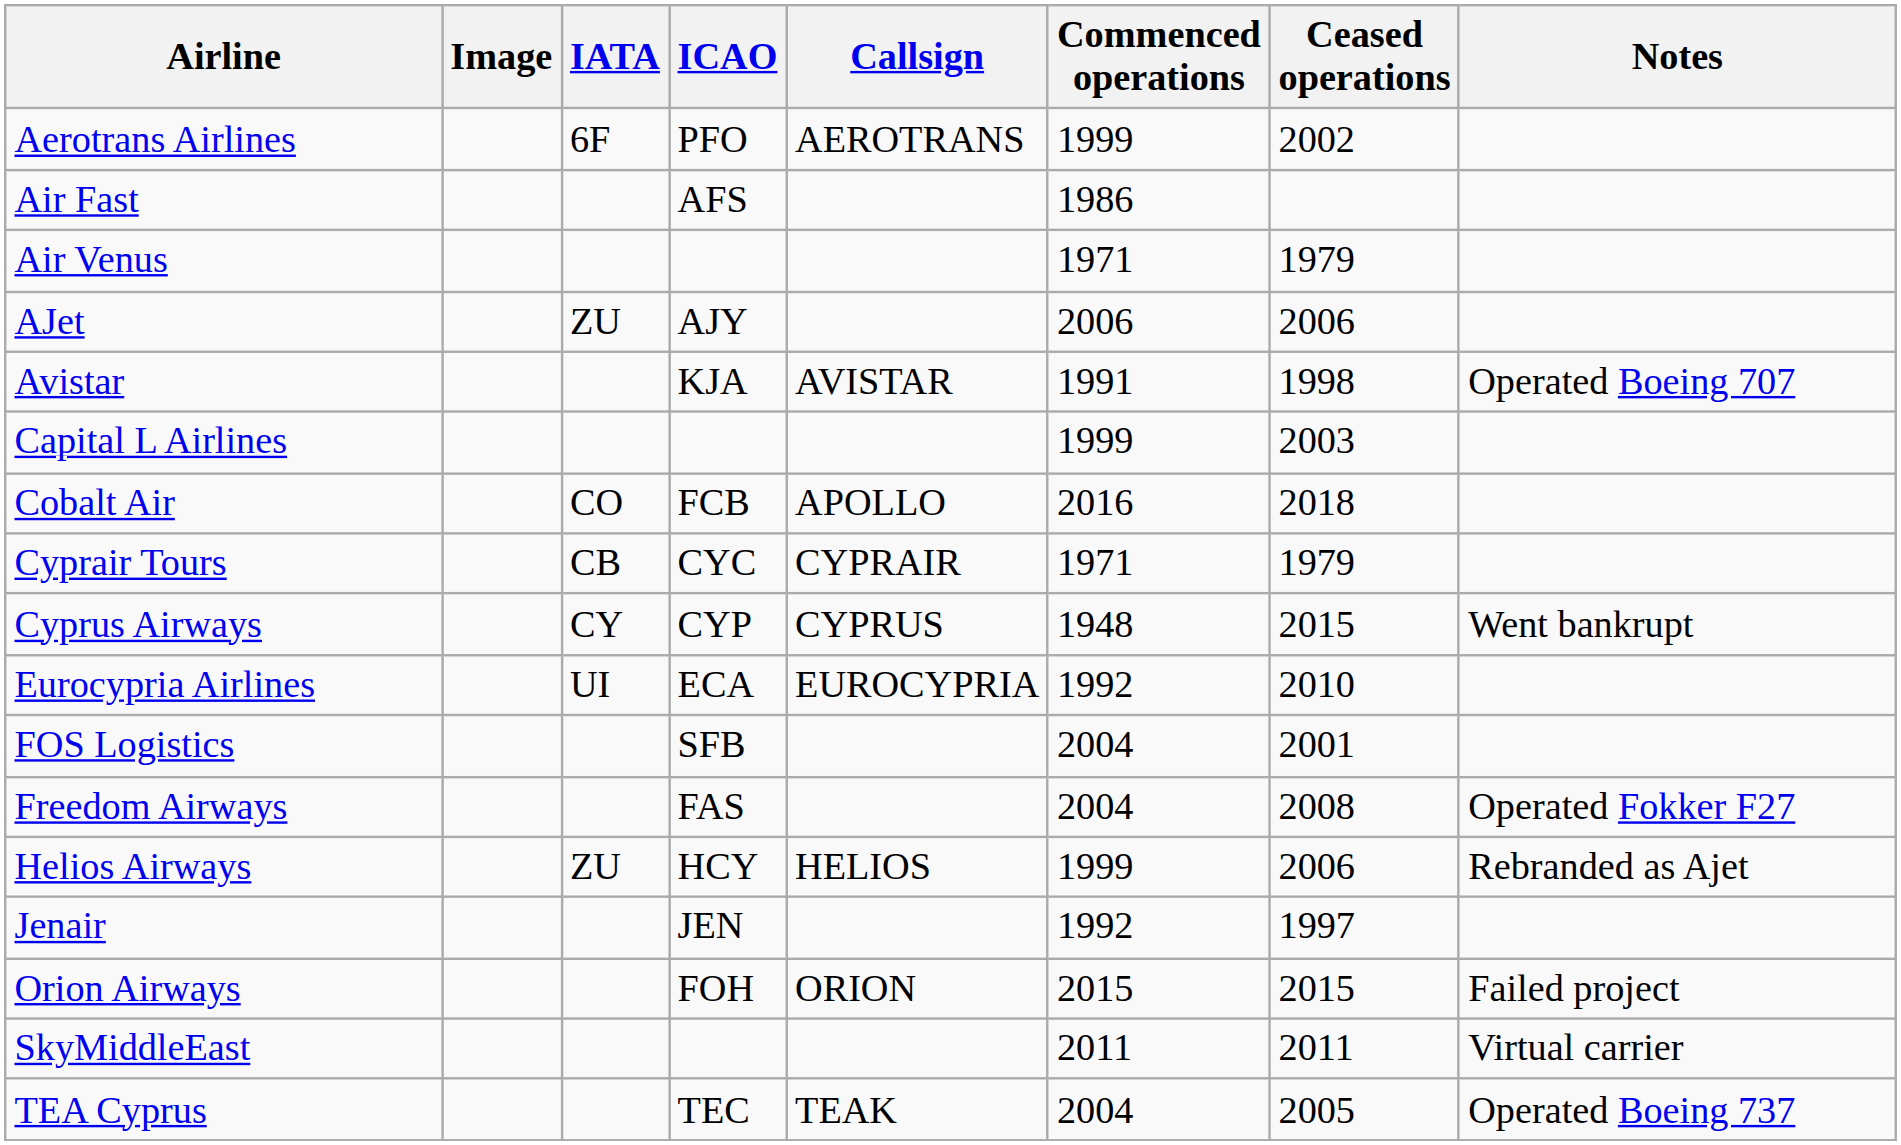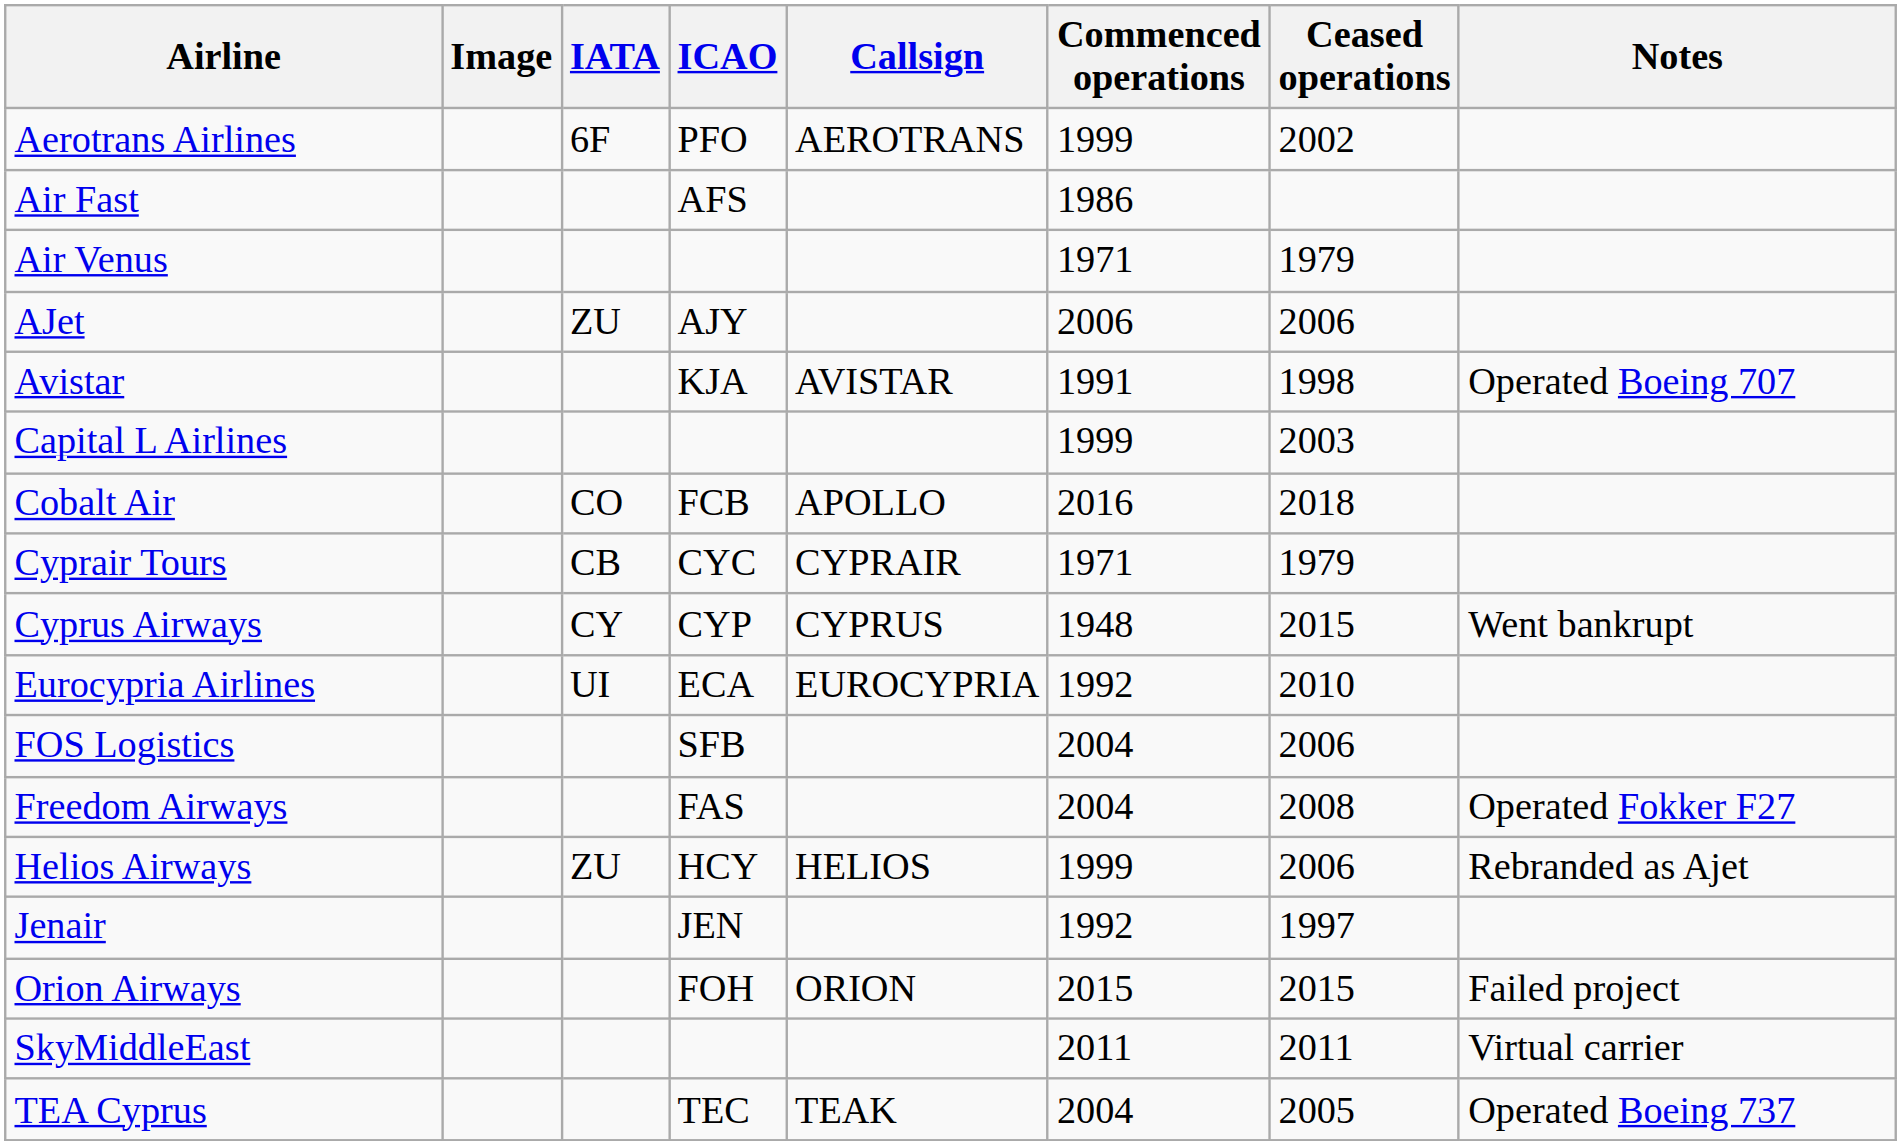(1317, 744) 2001 -> (1317, 744) 2006
